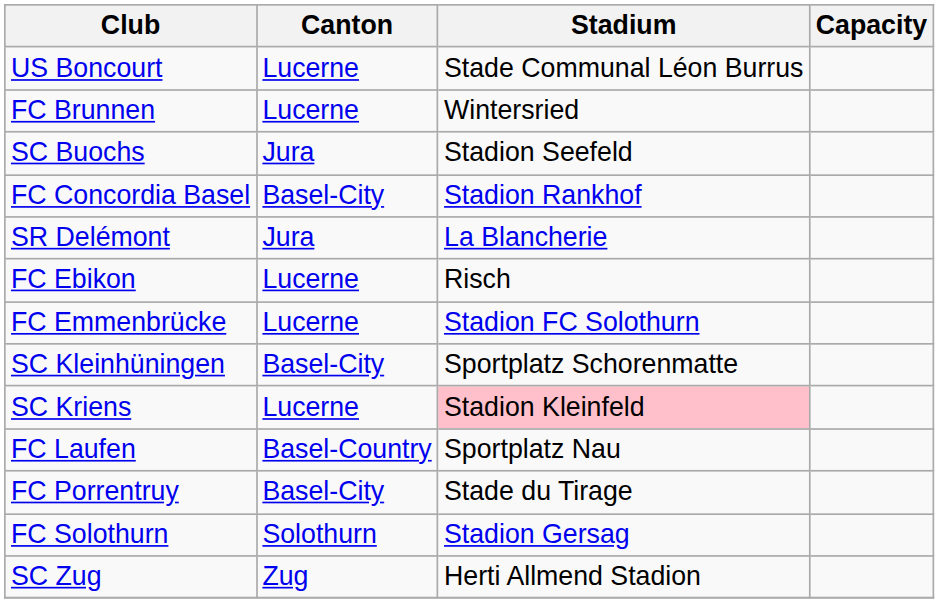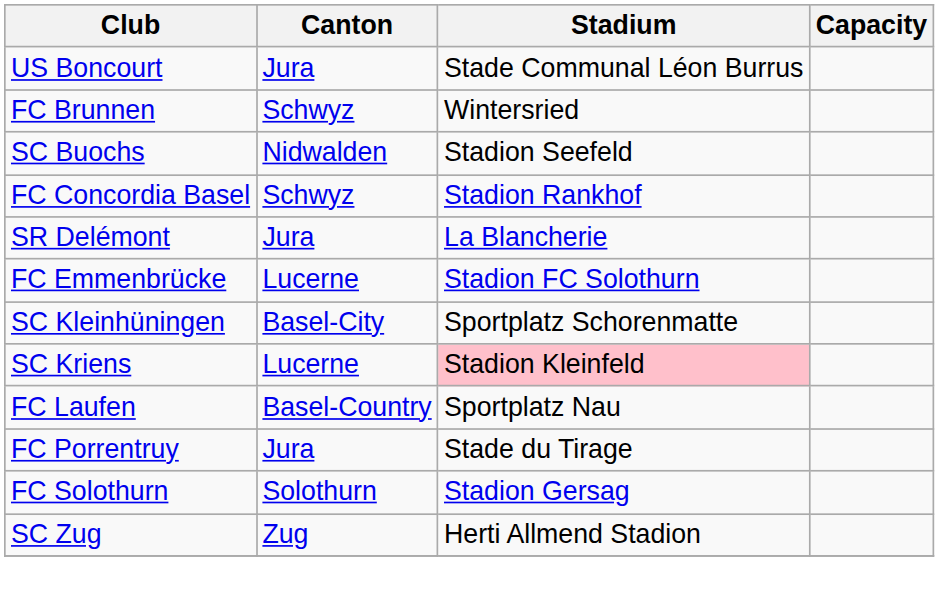(311, 68) Lucerne -> (288, 68) Jura
(311, 110) Lucerne -> (308, 110) Schwyz
(288, 152) Jura -> (325, 152) Nidwalden
(323, 195) Basel-City -> (308, 195) Schwyz
- row: (73, 279)
(323, 491) Basel-City -> (288, 449) Jura
